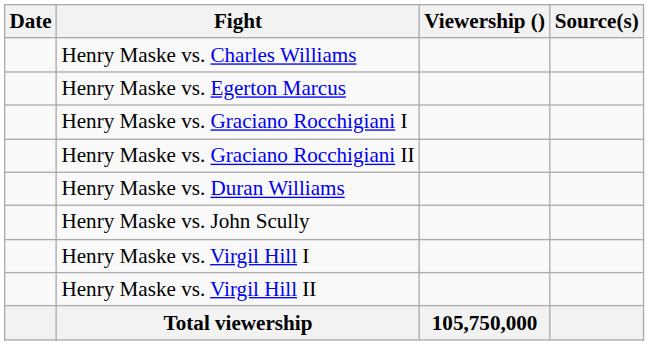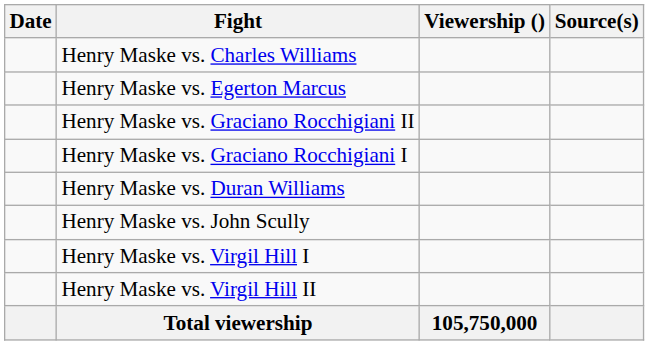rows swapped: (235, 121) <-> (238, 155)
